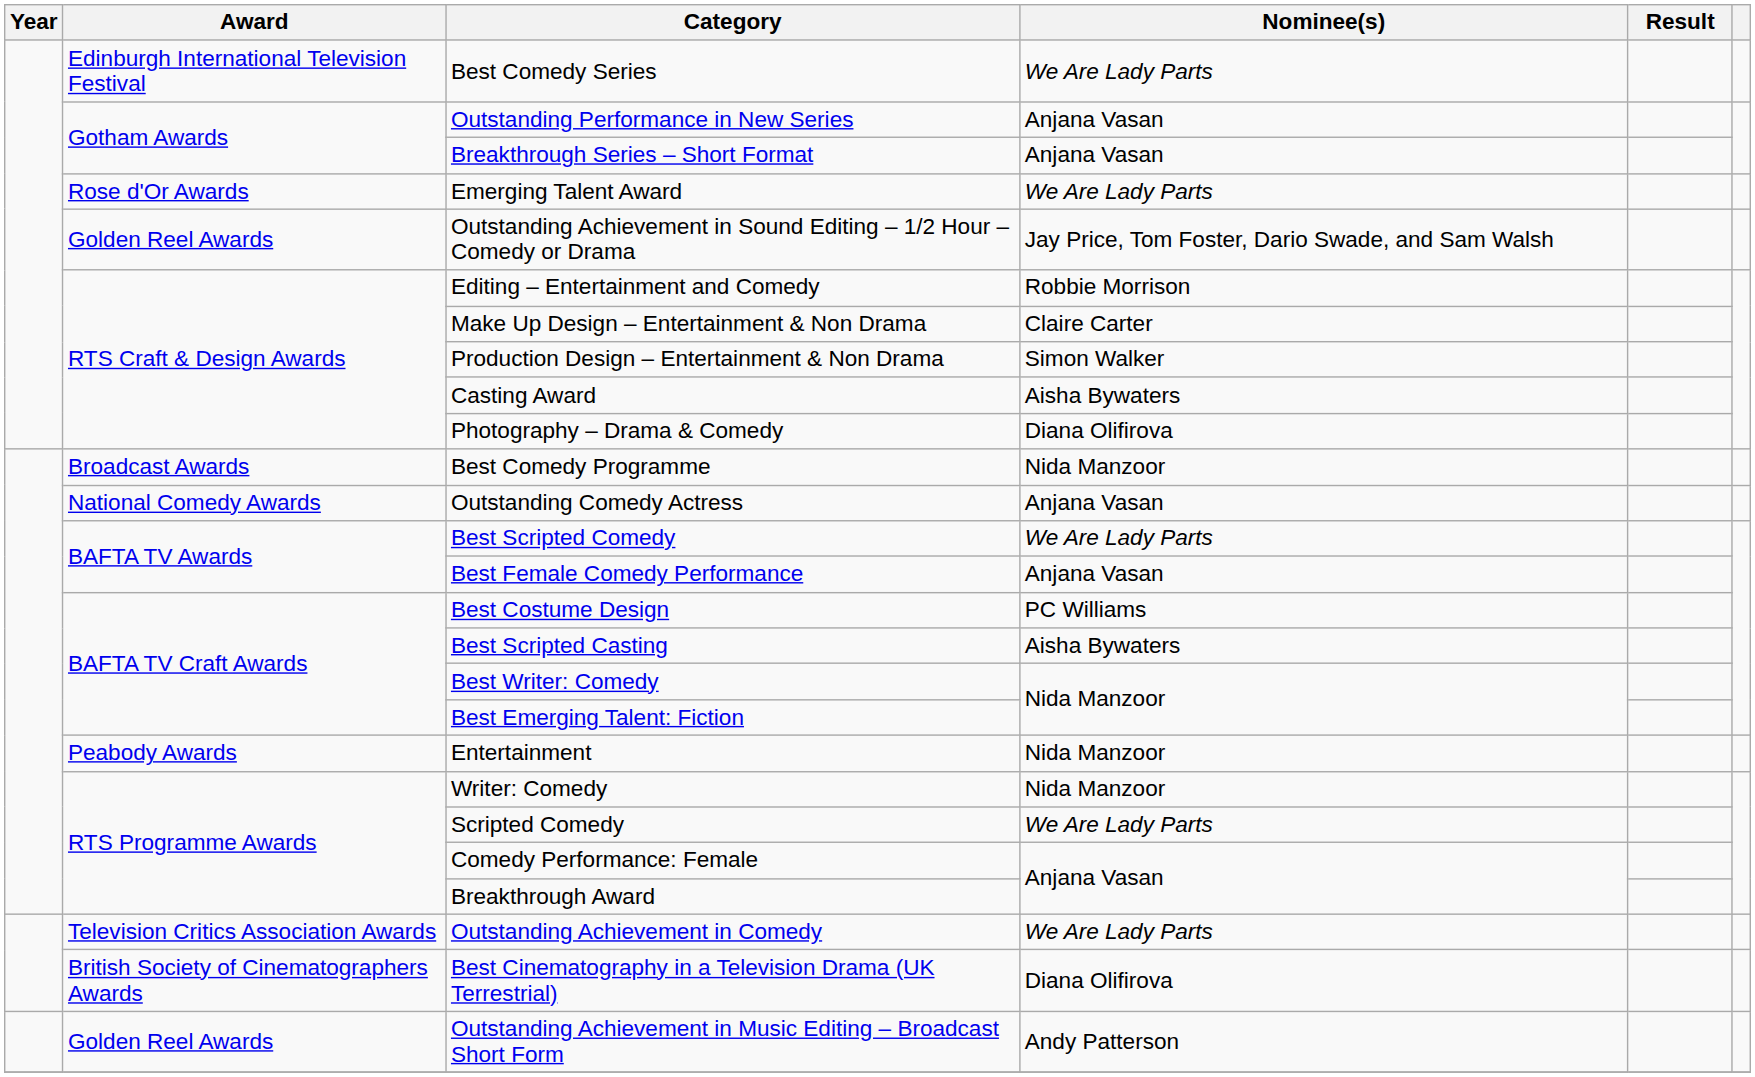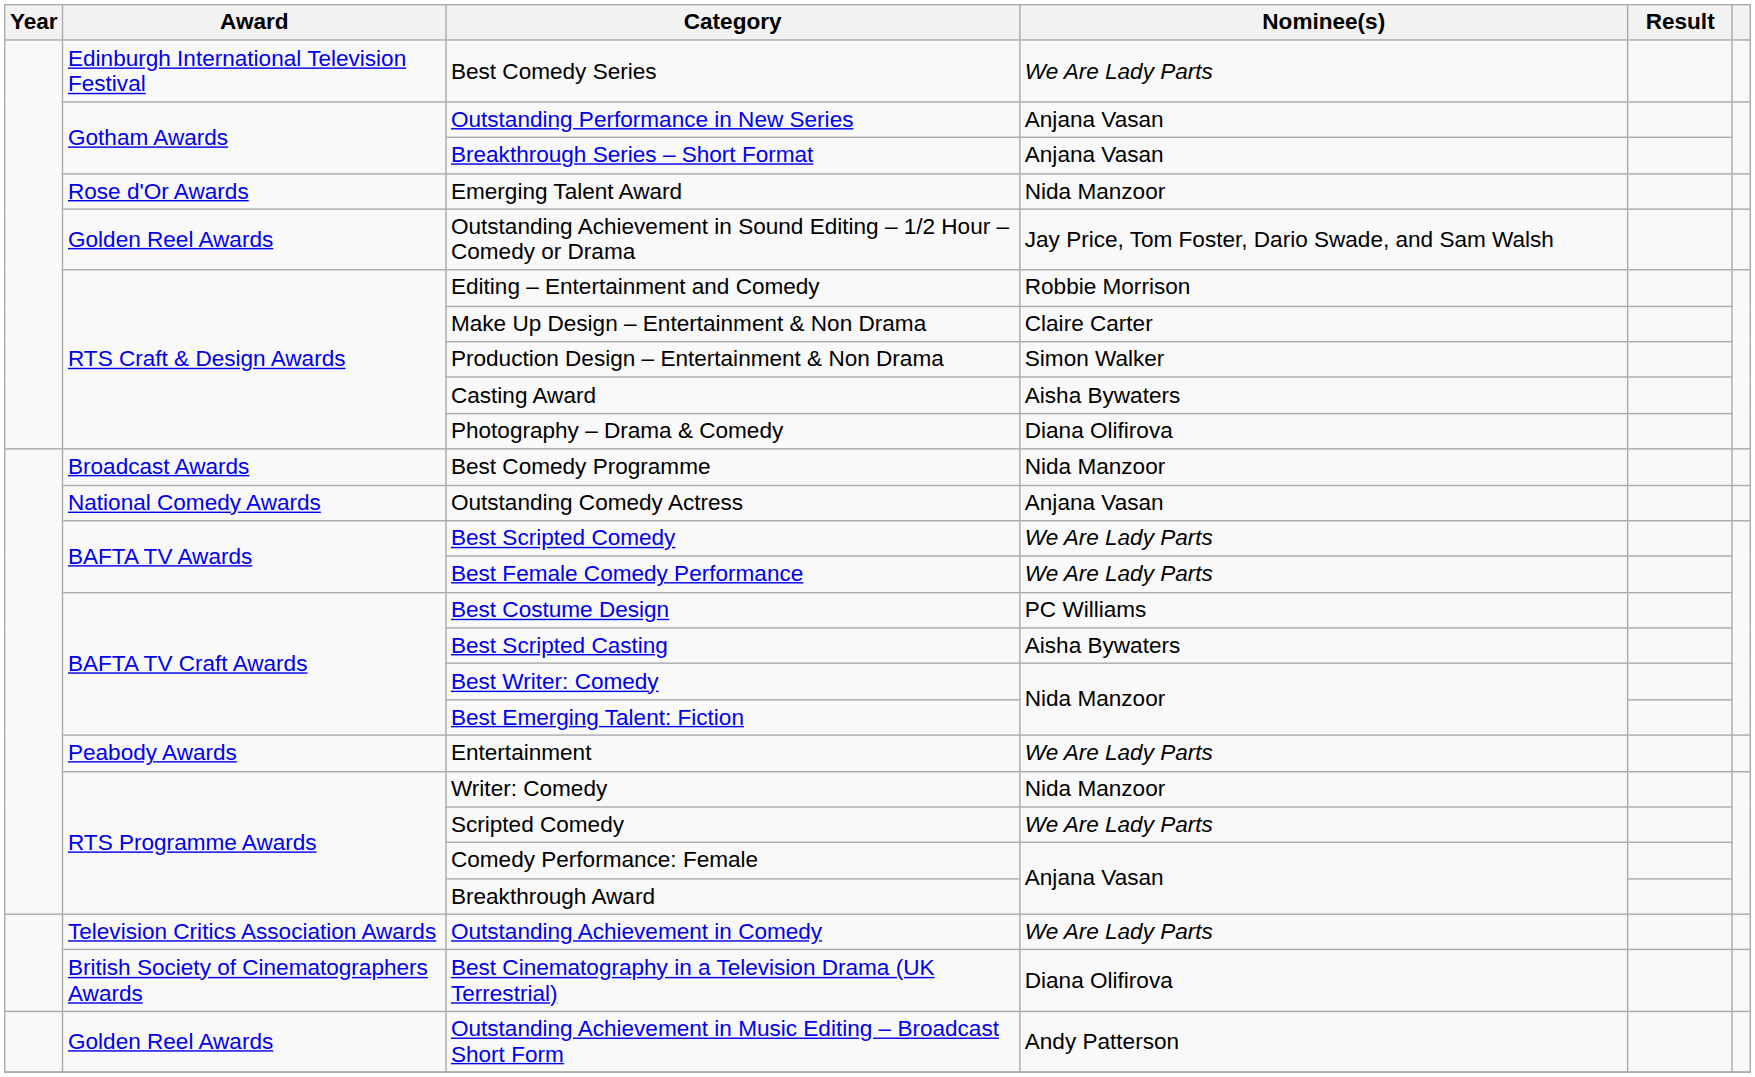(1119, 190) We Are Lady Parts -> (1095, 190) Nida Manzoor
(1094, 574) Anjana Vasan -> (1119, 574) We Are Lady Parts
(1095, 752) Nida Manzoor -> (1119, 752) We Are Lady Parts
